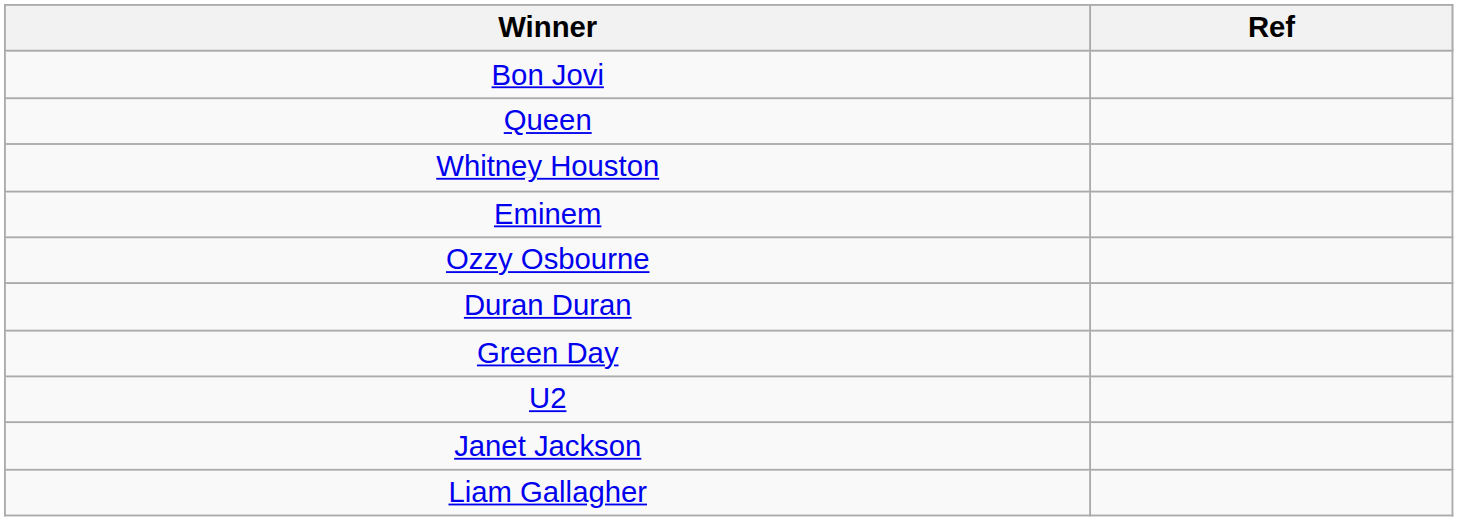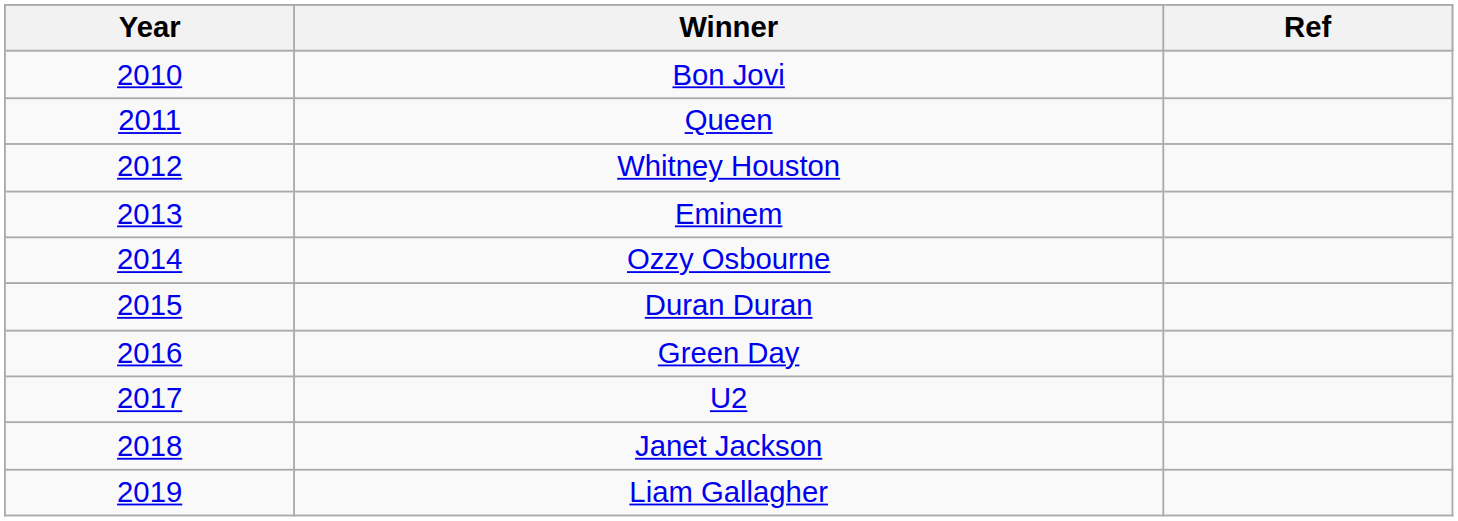+ column: (150, 27)
